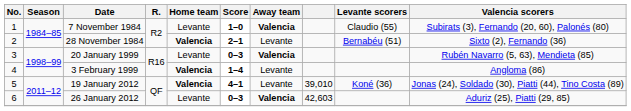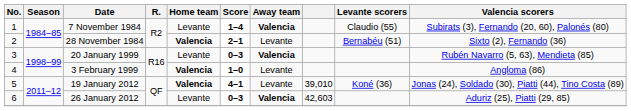(236, 26) 1–0 -> (236, 26) 1–4
(236, 69) 1–4 -> (236, 69) 1–0
